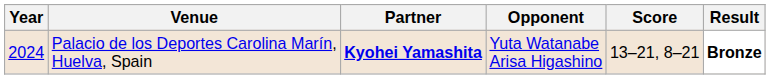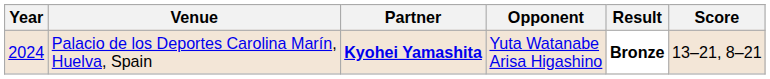columns swapped: (655, 18) <-> (734, 18)
